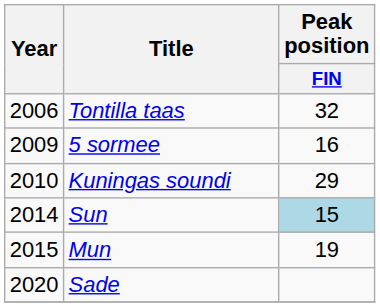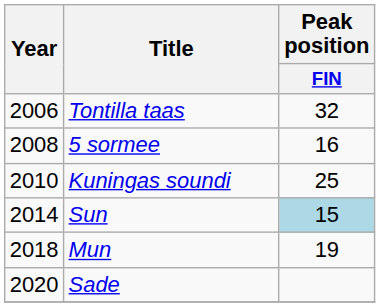(34, 145) 2009 -> (34, 145) 2008
(327, 180) 29 -> (327, 180) 25
(34, 249) 2015 -> (34, 249) 2018
